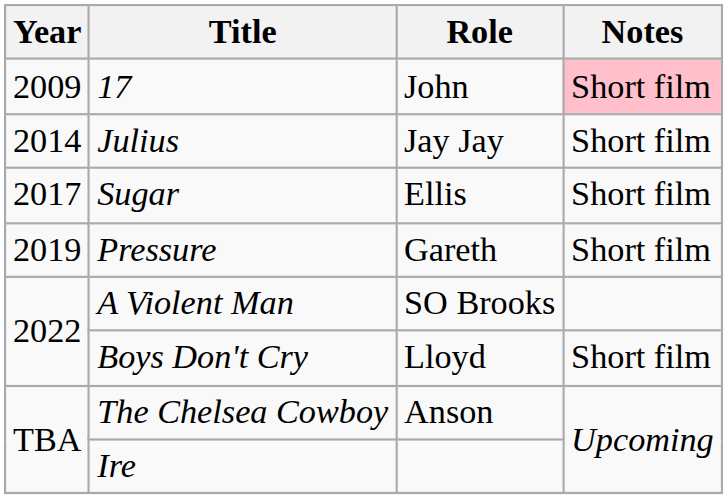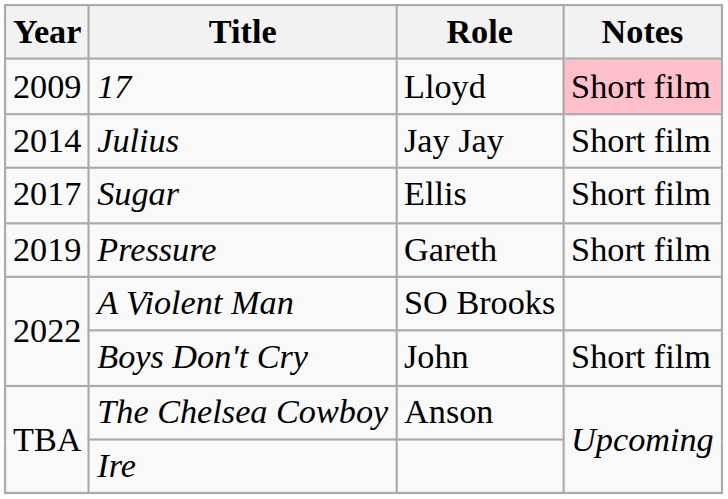(436, 85) John -> (445, 85) Lloyd
(445, 357) Lloyd -> (436, 357) John
